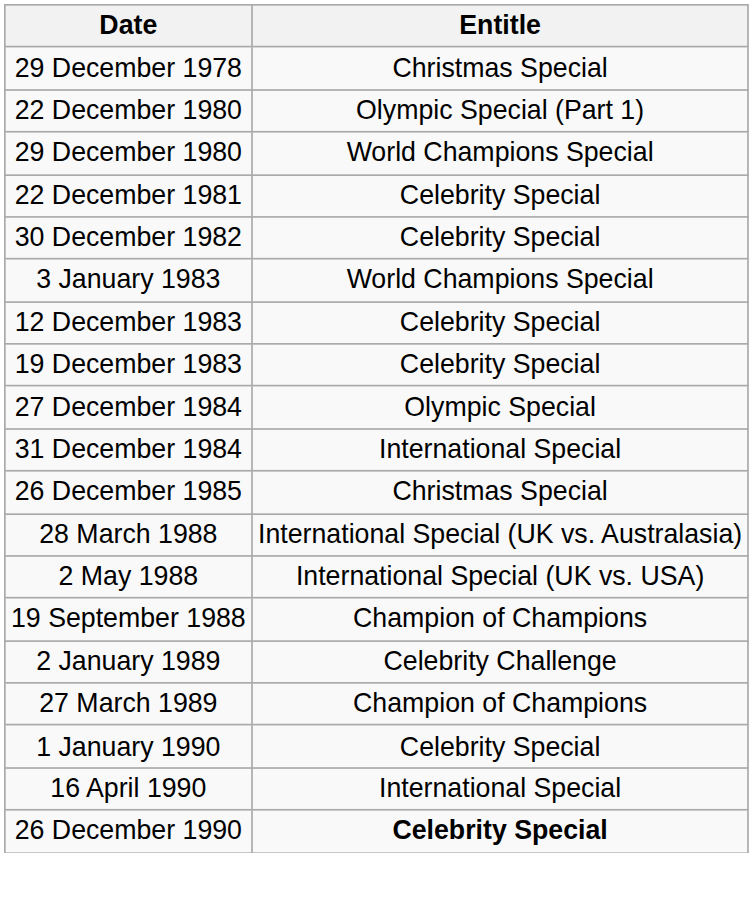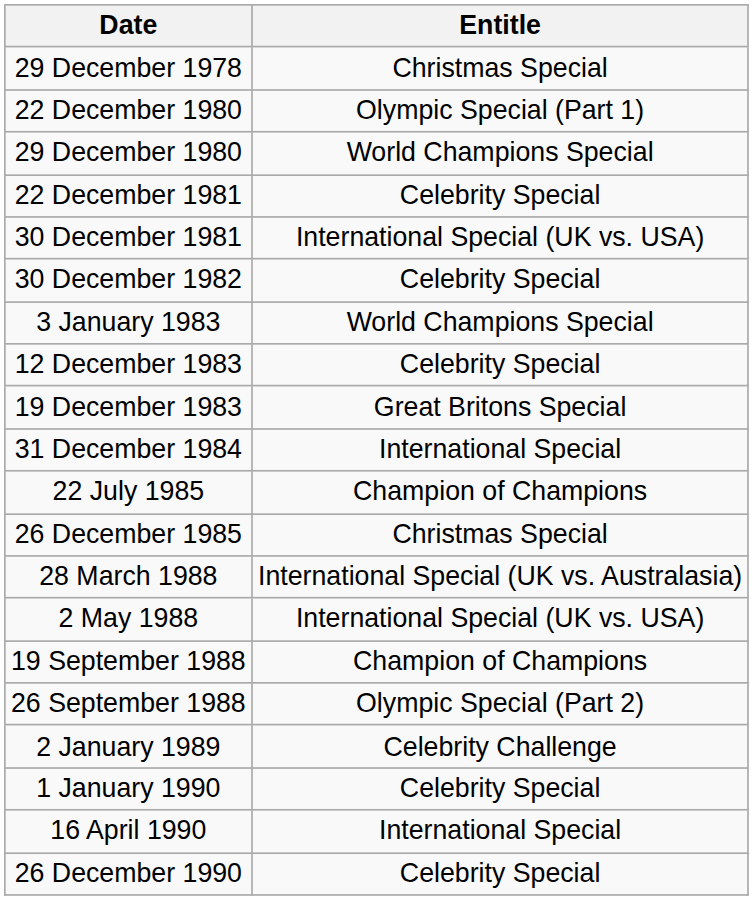+ row: (128, 237)
(500, 364) Celebrity Special -> (500, 407) Great Britons Special
- row: (128, 407)
+ row: (128, 491)
+ row: (128, 703)
- row: (128, 703)
(500, 830) bold -> (500, 873) normal
